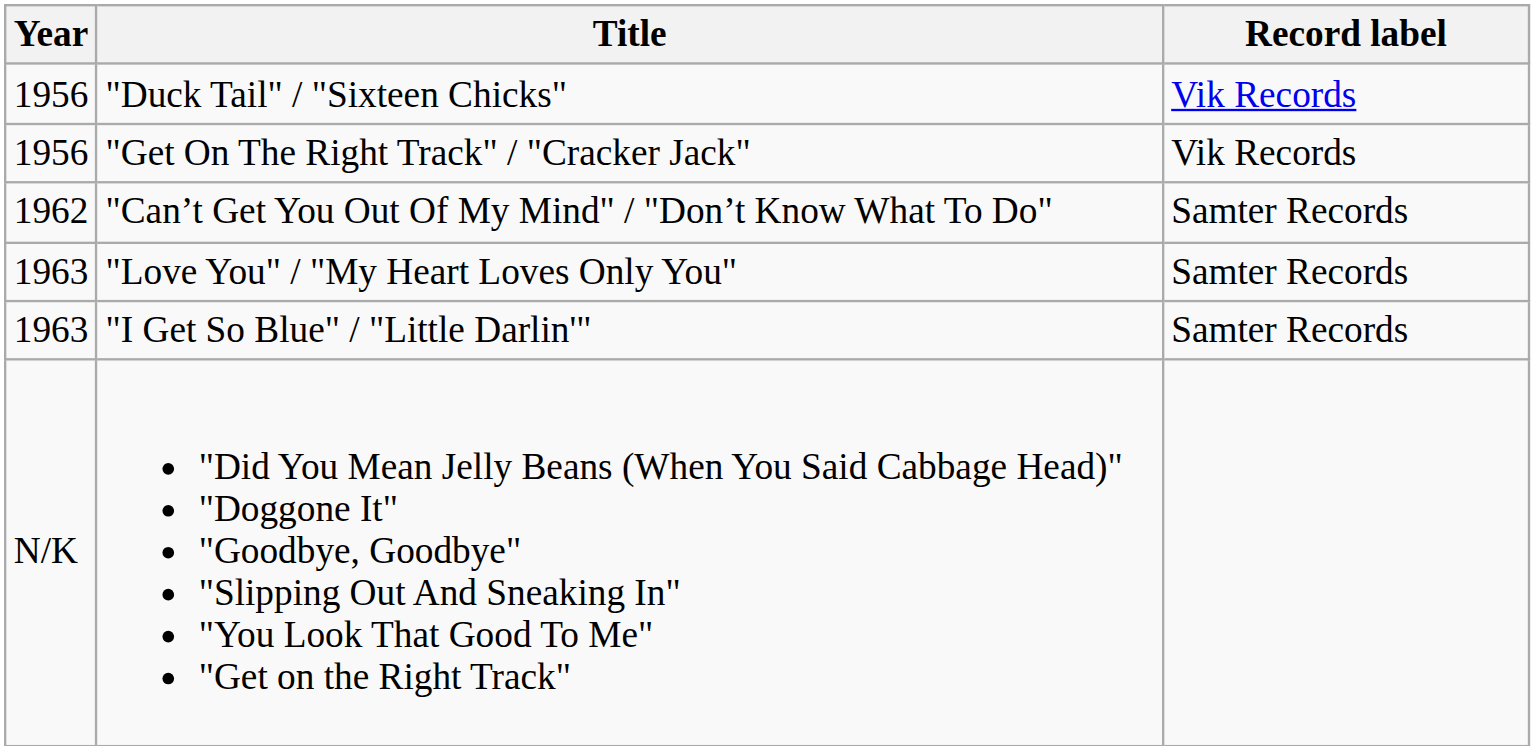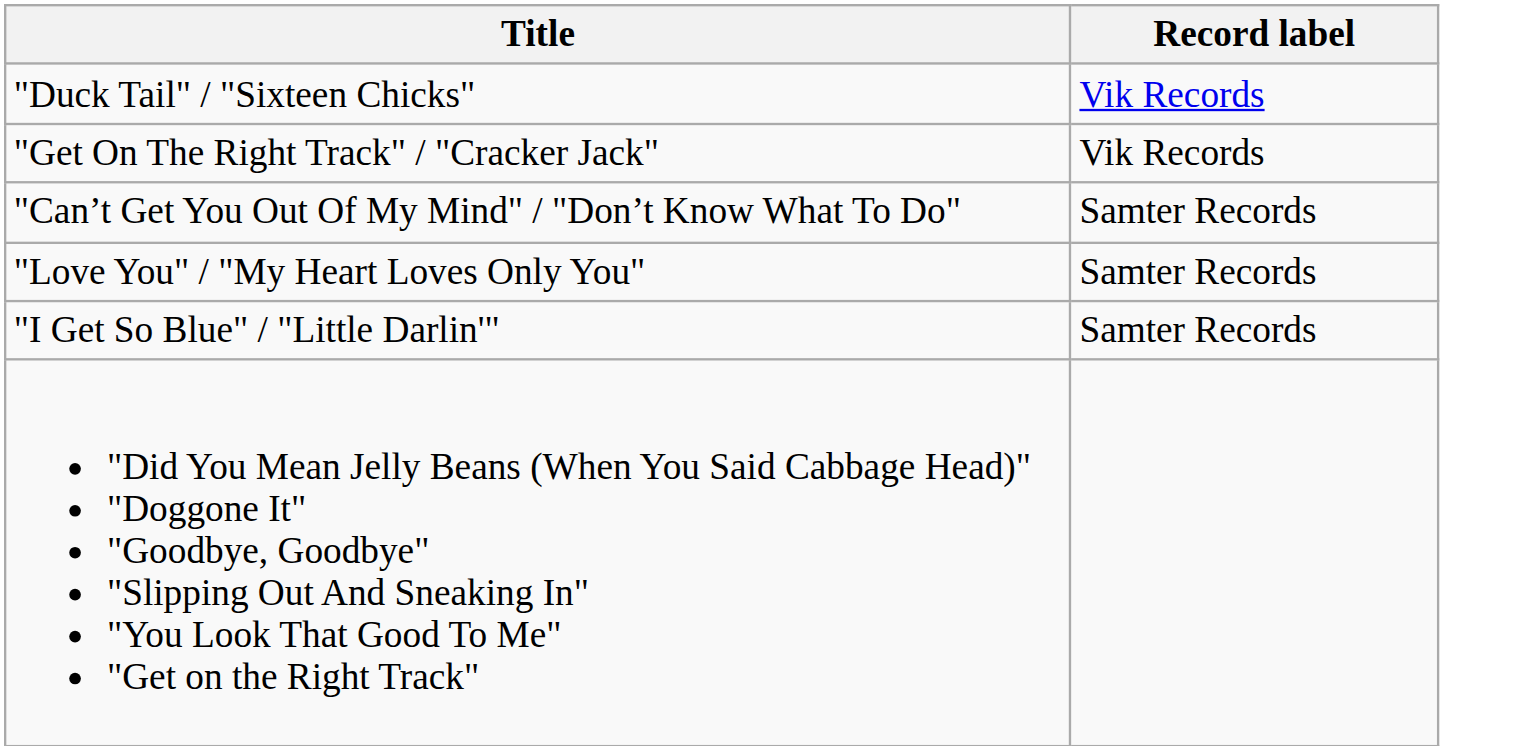- column: (51, 34)
